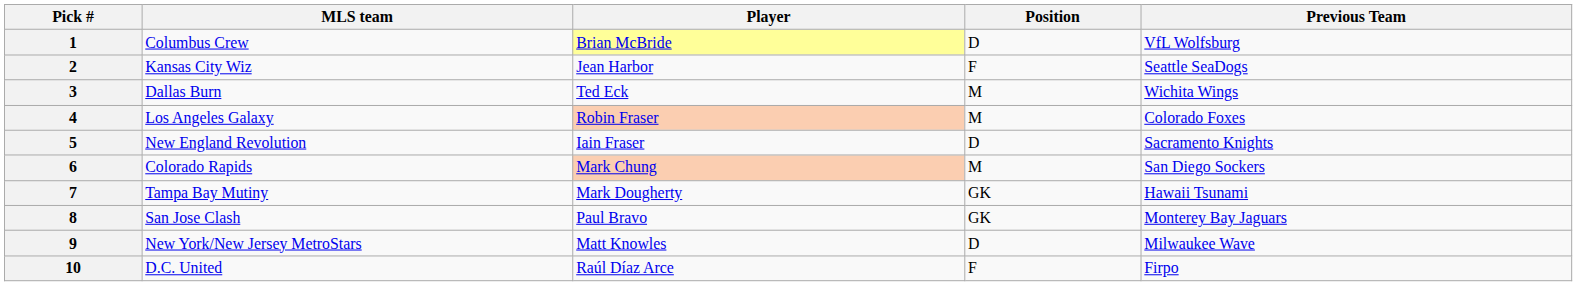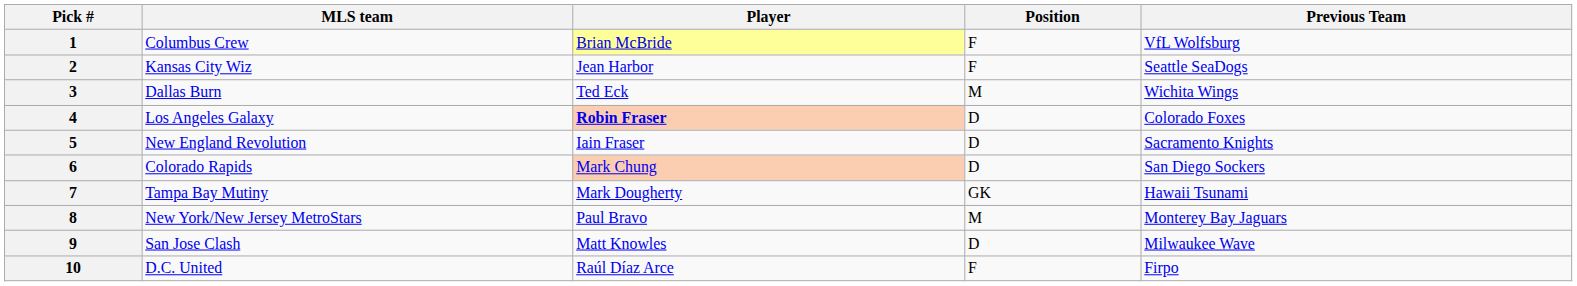(974, 42) D -> (972, 42) F
(617, 117) normal -> (621, 117) bold
(975, 117) M -> (974, 117) D
(975, 167) M -> (974, 167) D
(193, 218) San Jose Clash -> (253, 218) New York/New Jersey MetroStars
(979, 218) GK -> (975, 218) M
(253, 243) New York/New Jersey MetroStars -> (193, 243) San Jose Clash
